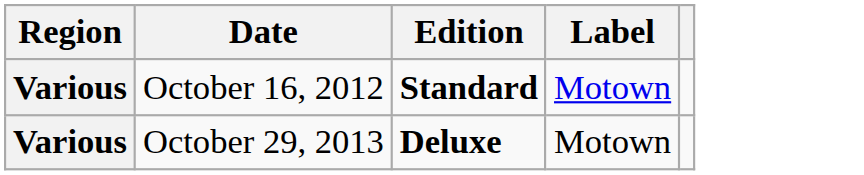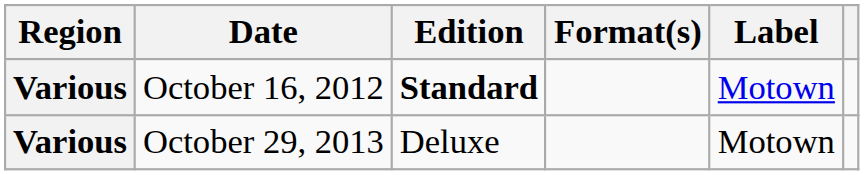+ column: (628, 31)
(451, 141) bold -> (450, 141) normal
